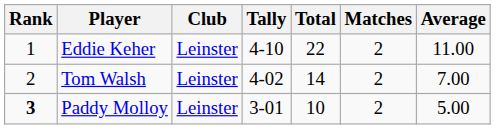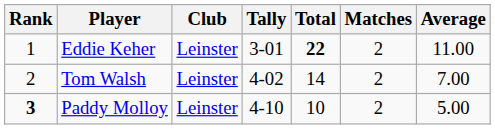(266, 49) 4-10 -> (266, 49) 3-01
(315, 49) normal -> (315, 49) bold
(266, 108) 3-01 -> (266, 108) 4-10
